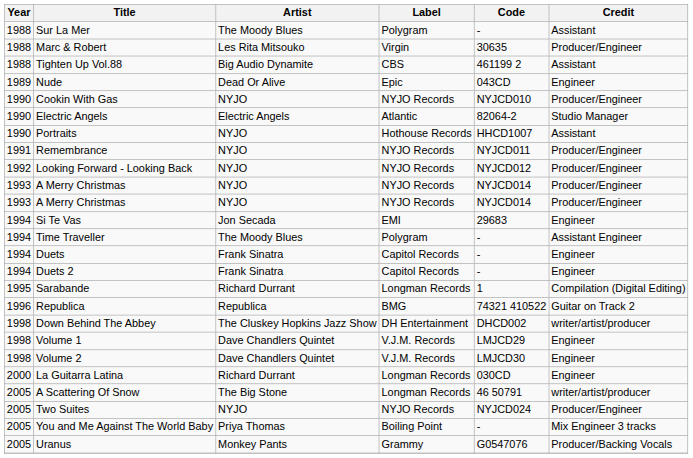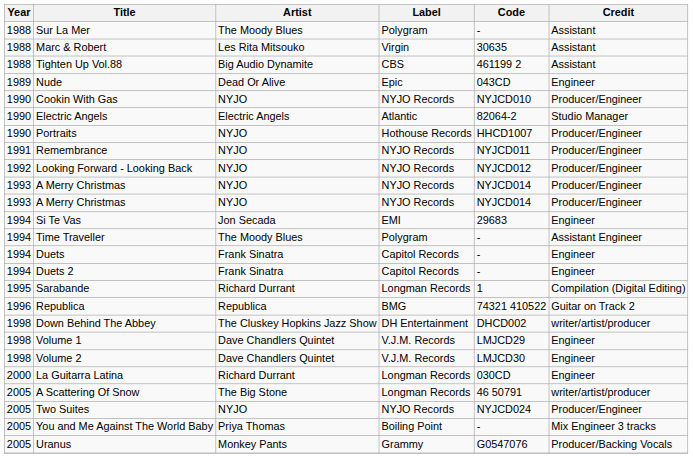(597, 47) Producer/Engineer -> (573, 47) Assistant
(573, 133) Assistant -> (597, 133) Producer/Engineer
